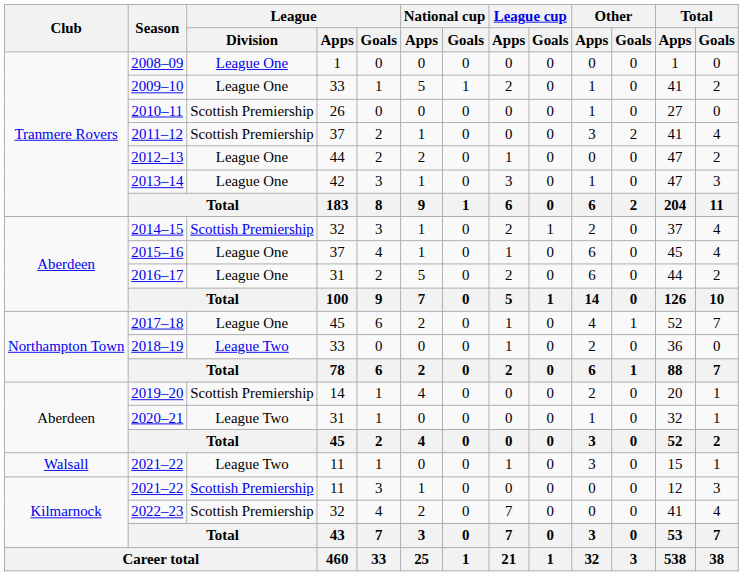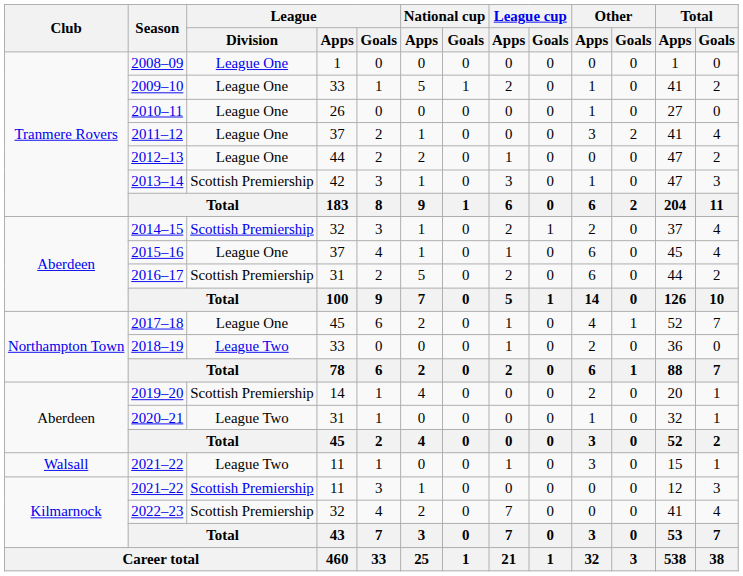(252, 110) Scottish Premiership -> (252, 110) League One
(252, 134) Scottish Premiership -> (252, 134) League One
(252, 181) League One -> (252, 181) Scottish Premiership
(252, 275) League One -> (252, 275) Scottish Premiership
